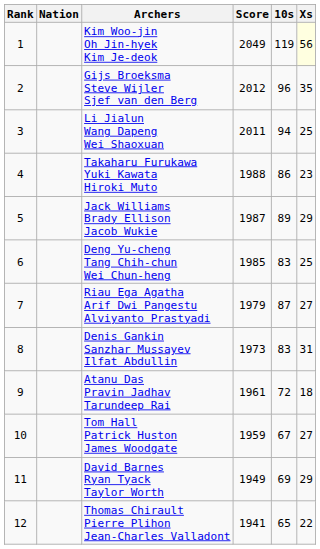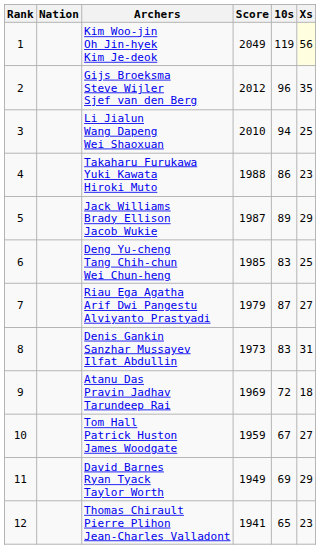(252, 131) 2011 -> (252, 131) 2010
(252, 392) 1961 -> (252, 392) 1969
(306, 523) 22 -> (306, 523) 23
